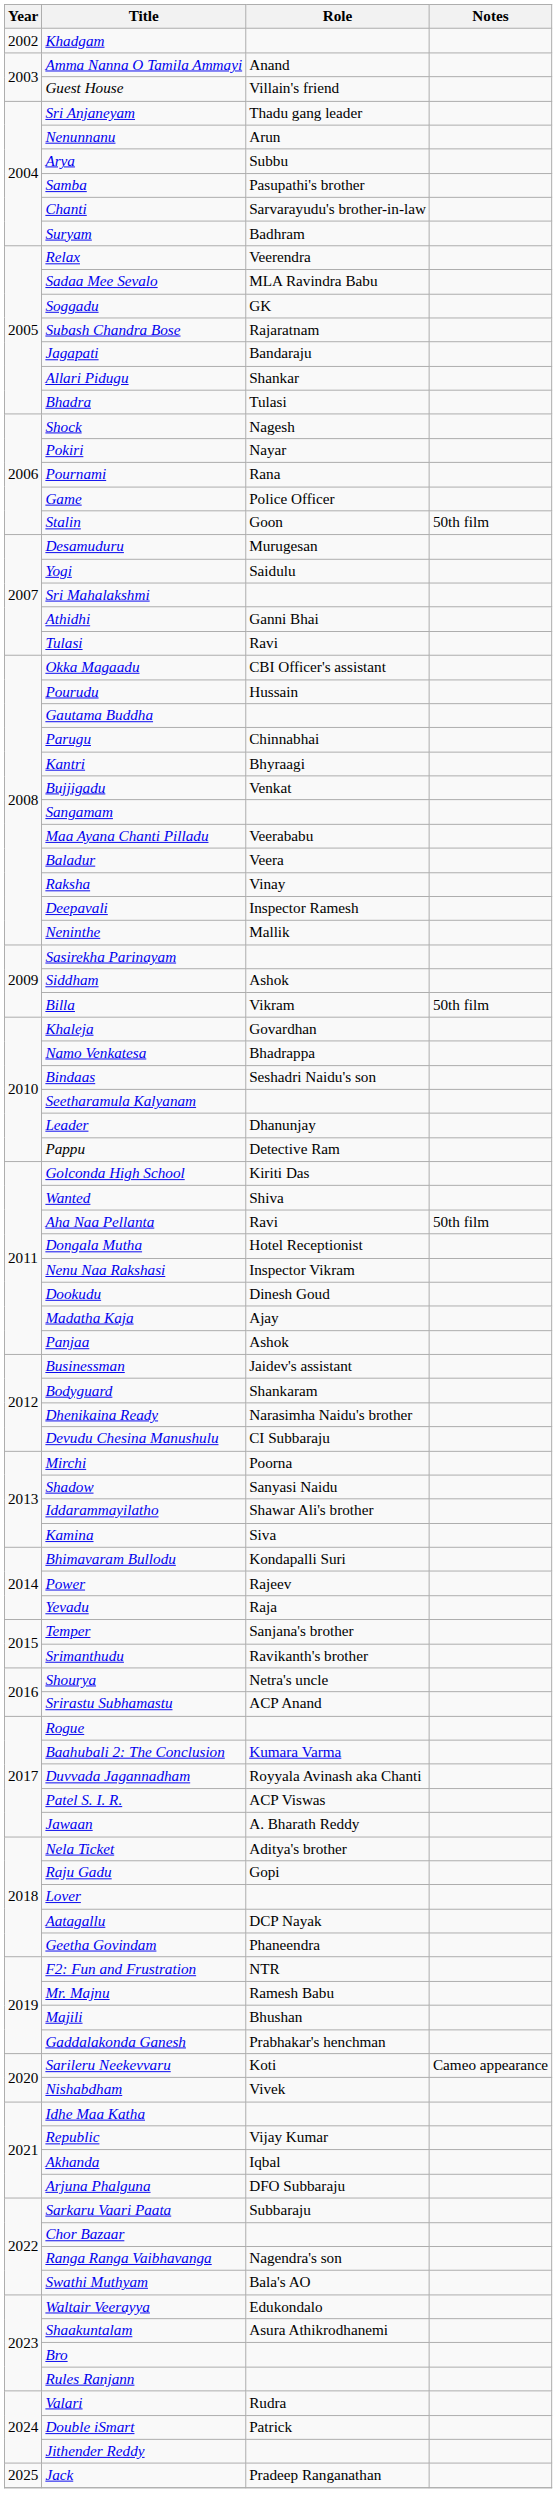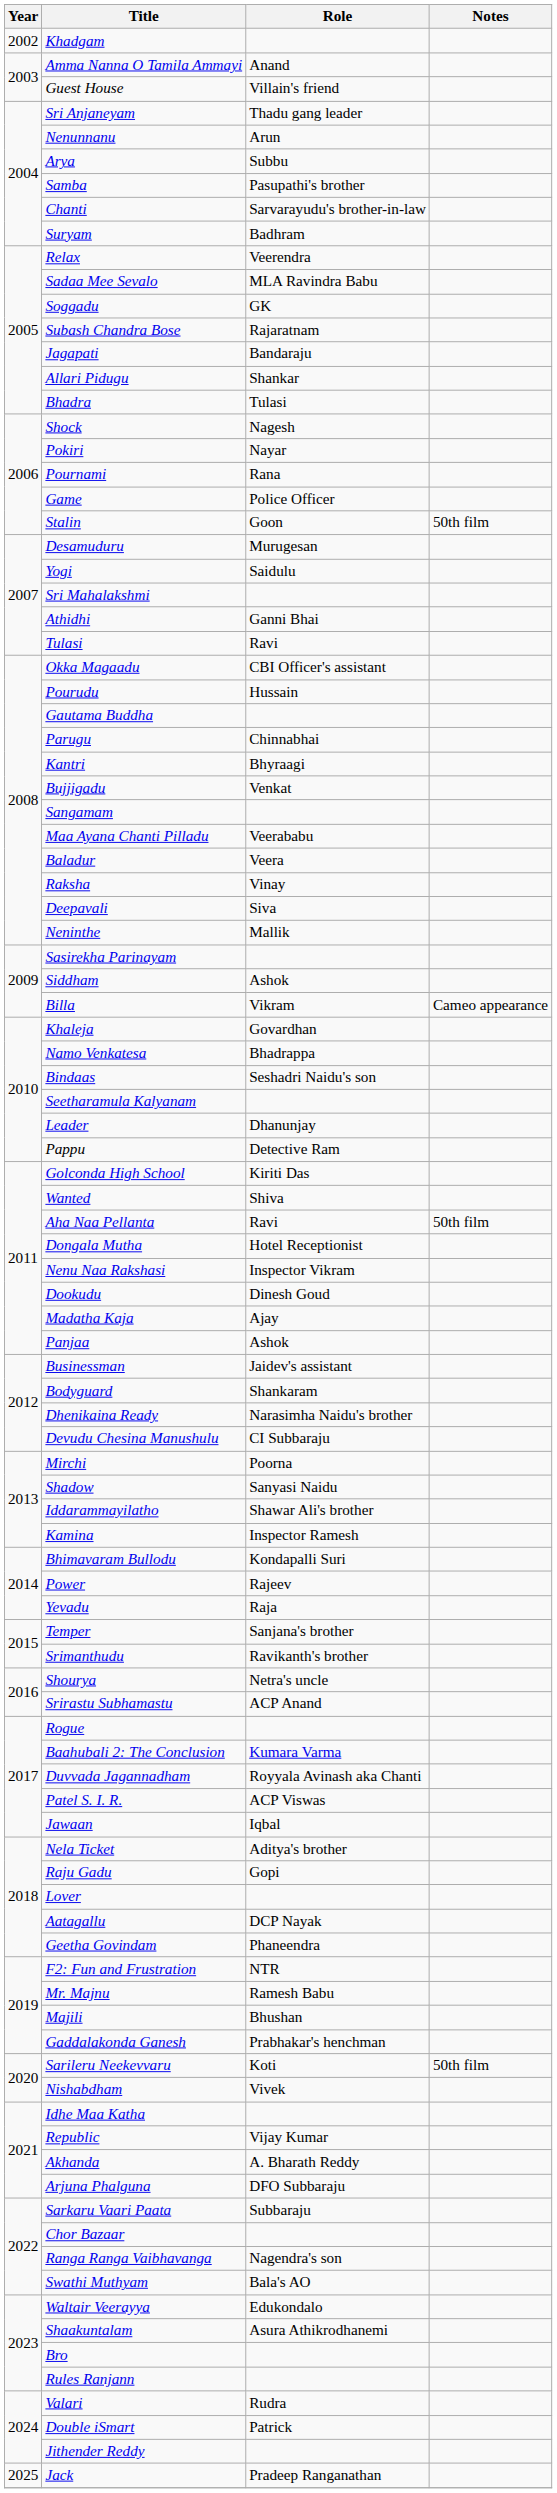(304, 908) Inspector Ramesh -> (263, 908) Siva
(461, 1004) 50th film -> (491, 1004) Cameo appearance
(263, 1535) Siva -> (304, 1535) Inspector Ramesh
(304, 1824) A. Bharath Reddy -> (265, 1824) Iqbal
(491, 2065) Cameo appearance -> (461, 2065) 50th film
(265, 2162) Iqbal -> (304, 2162) A. Bharath Reddy
